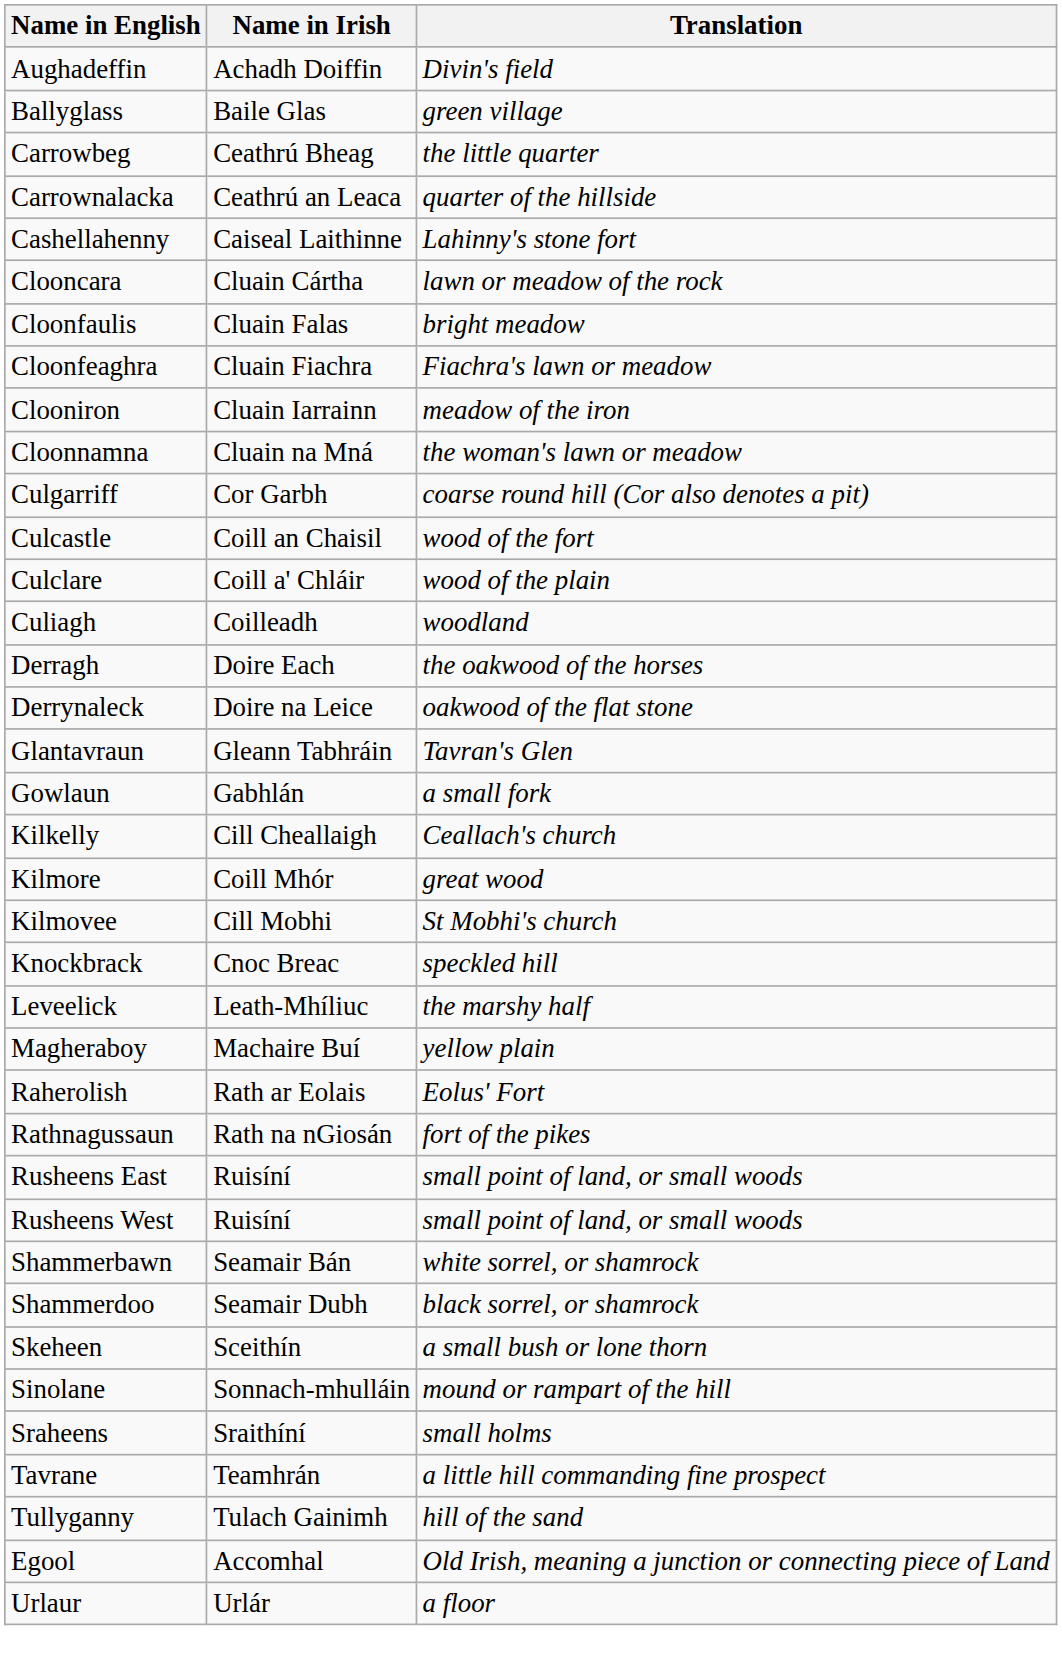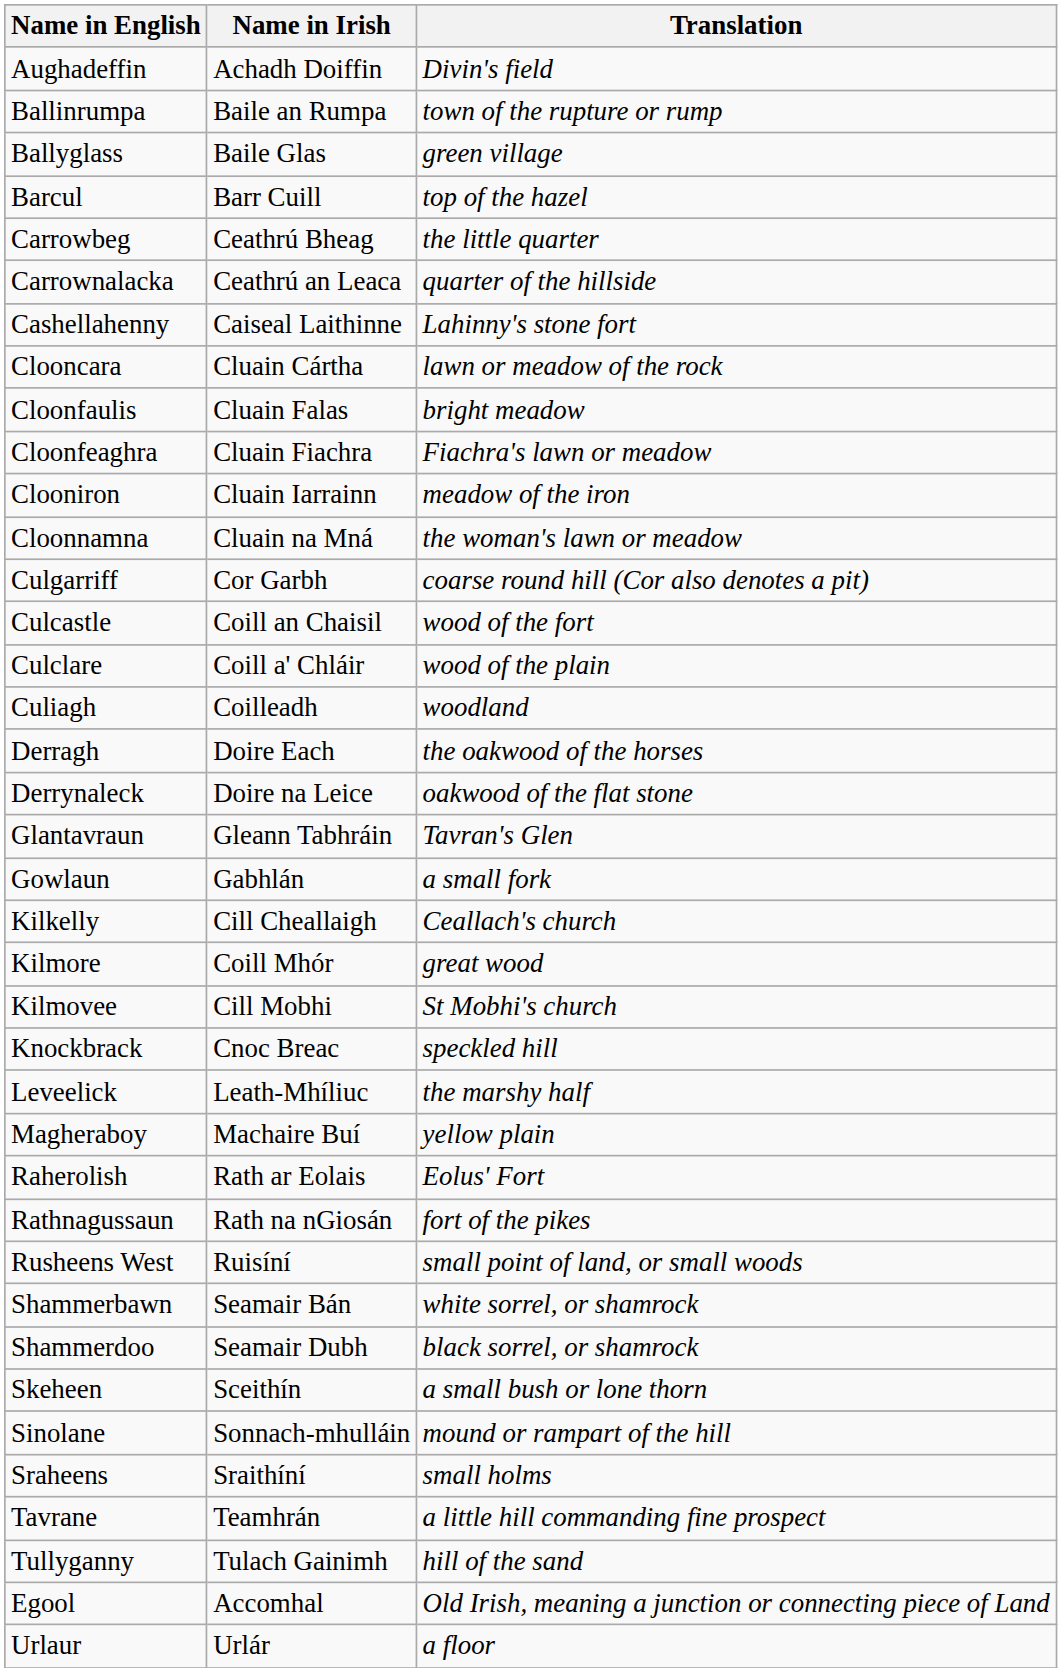+ row: (78, 111)
+ row: (47, 196)
- row: (89, 1176)
